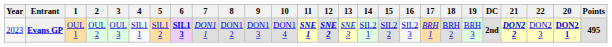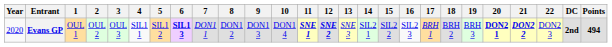columns swapped: (567, 11) <-> (492, 11)
(15, 29) 2023 -> (15, 29) 2020
(594, 29) 495 -> (594, 29) 494
